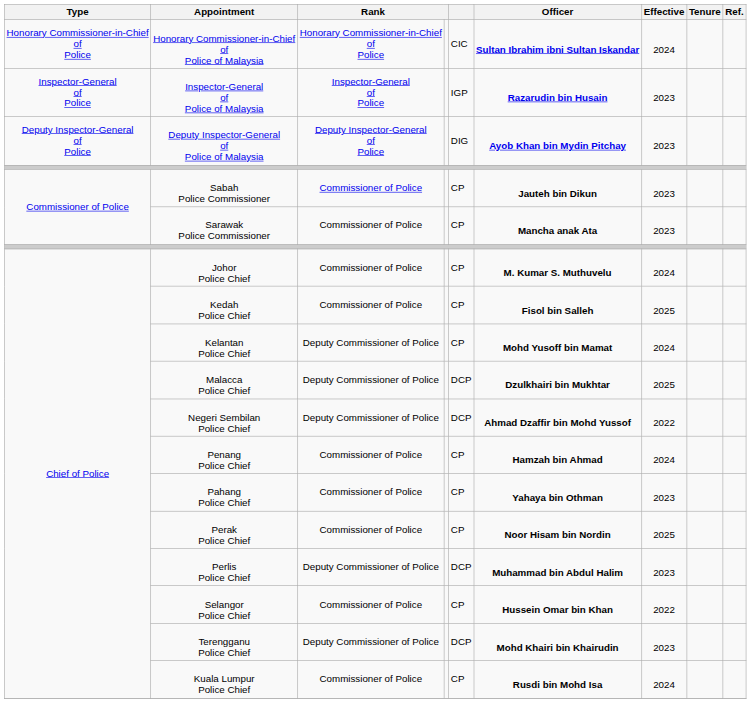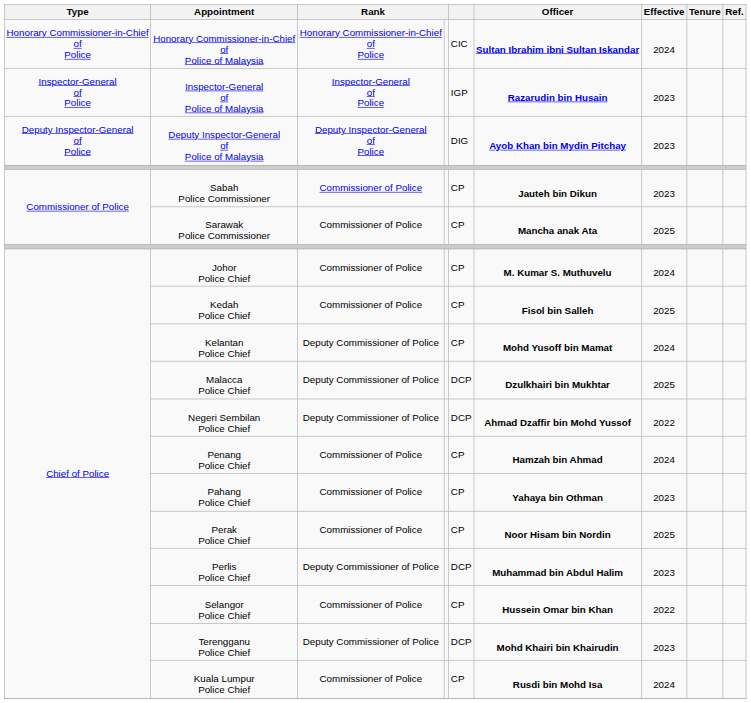(664, 231) 2023 -> (664, 231) 2025
